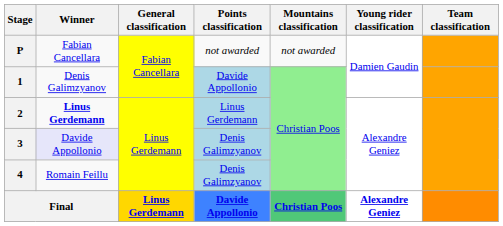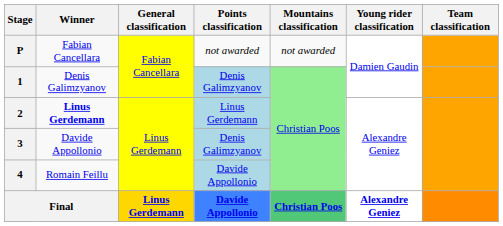(232, 82) Davide Appollonio -> (232, 82) Denis Galimzyanov
(77, 144) lavender background -> (77, 144) no background
(232, 175) Denis Galimzyanov -> (232, 175) Davide Appollonio
